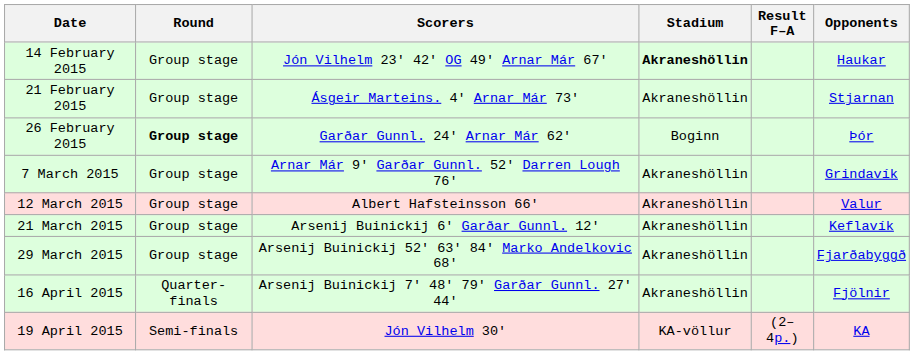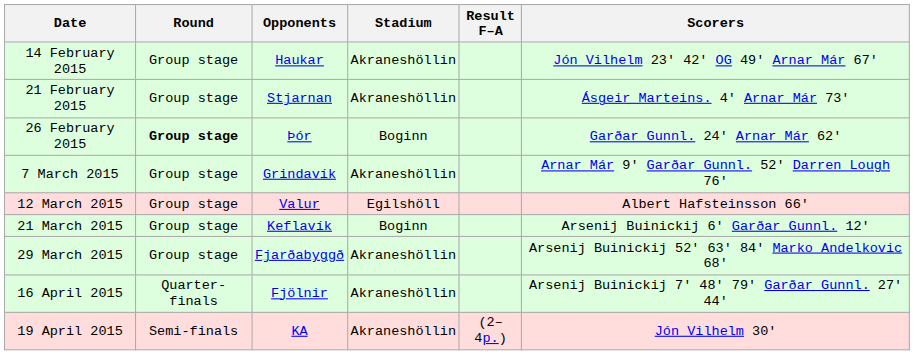columns swapped: (861, 23) <-> (445, 23)
(695, 61) bold -> (403, 61) normal
(695, 204) Akraneshöllin -> (403, 204) Egilshöll
(695, 226) Akraneshöllin -> (403, 226) Boginn
(695, 331) KA-völlur -> (403, 331) Akraneshöllin
